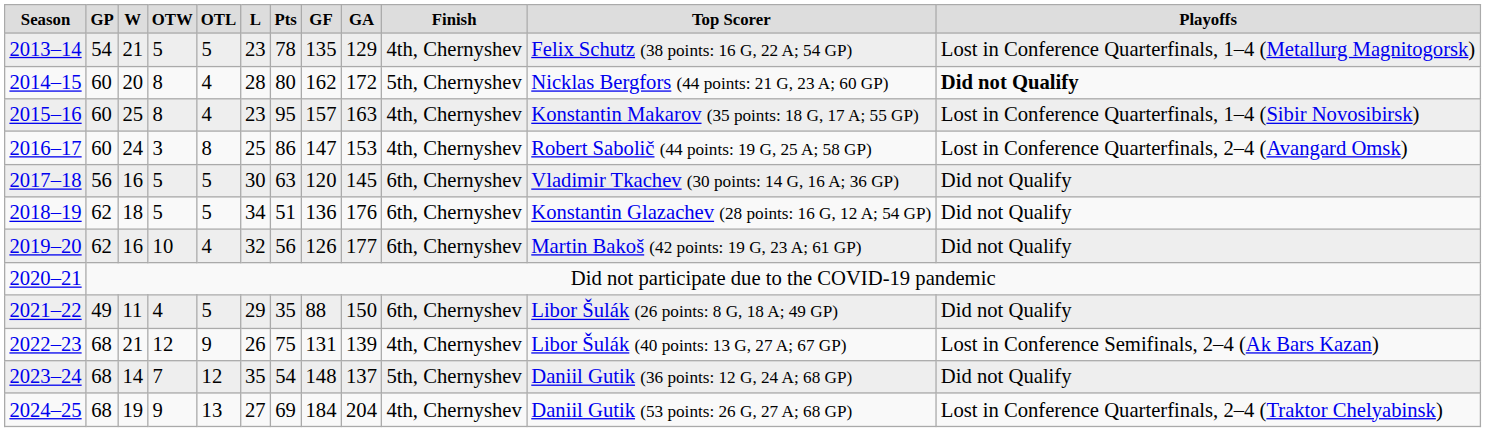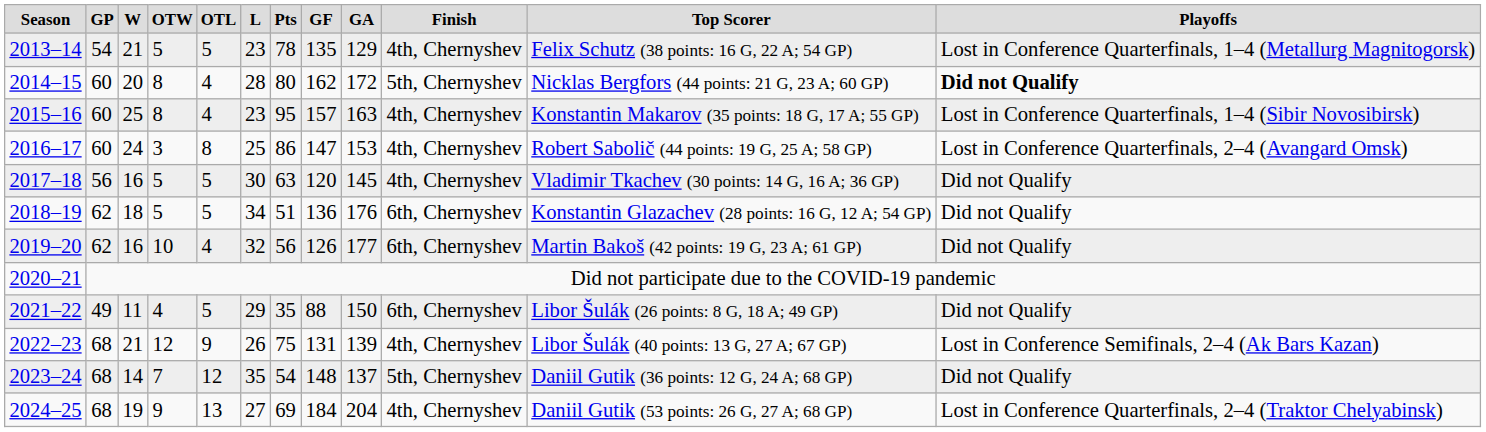(454, 180) 6th, Chernyshev -> (454, 180) 4th, Chernyshev
